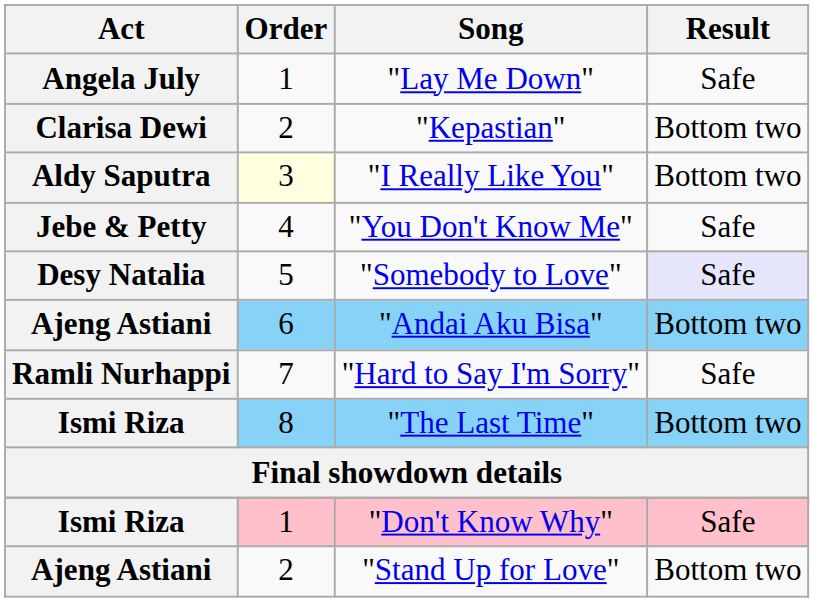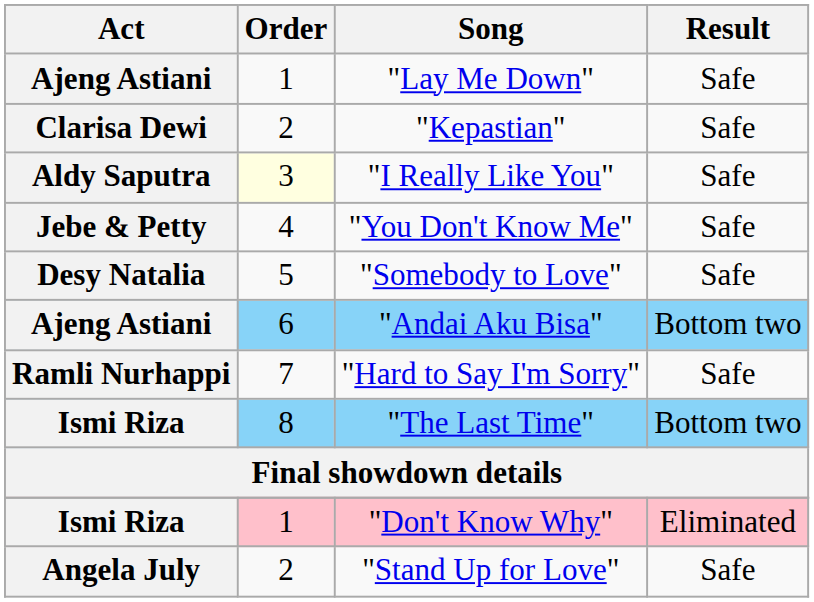(121, 78) Angela July -> (121, 78) Ajeng Astiani
(728, 127) Bottom two -> (728, 127) Safe
(728, 176) Bottom two -> (728, 176) Safe
(728, 275) lavender background -> (728, 275) no background
(728, 521) Safe -> (728, 521) Eliminated
(121, 570) Ajeng Astiani -> (121, 570) Angela July
(728, 570) Bottom two -> (728, 570) Safe
